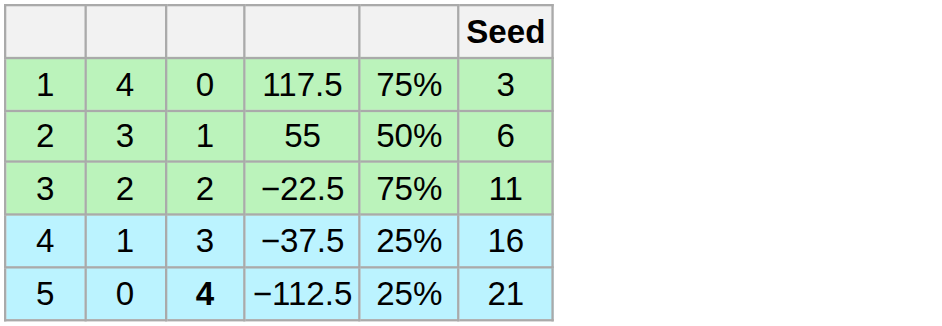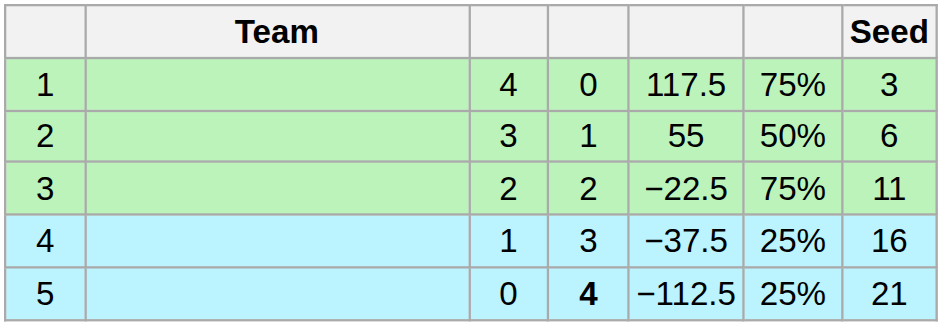+ column: (277, 32)
